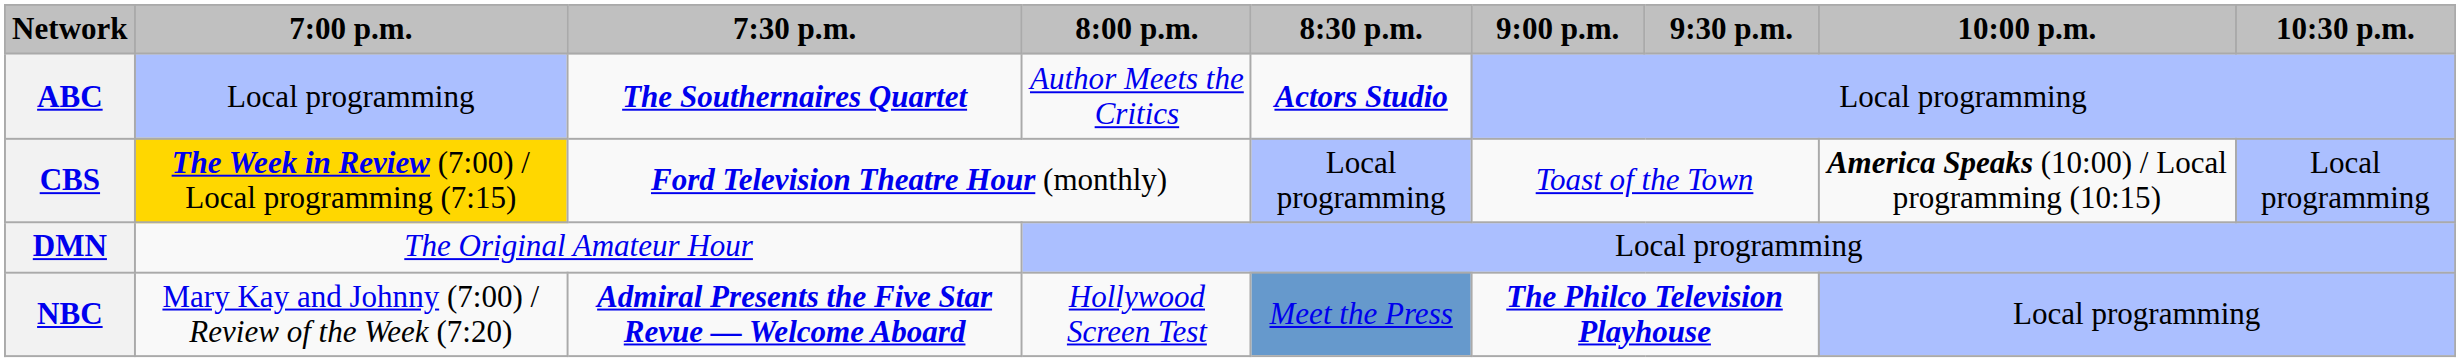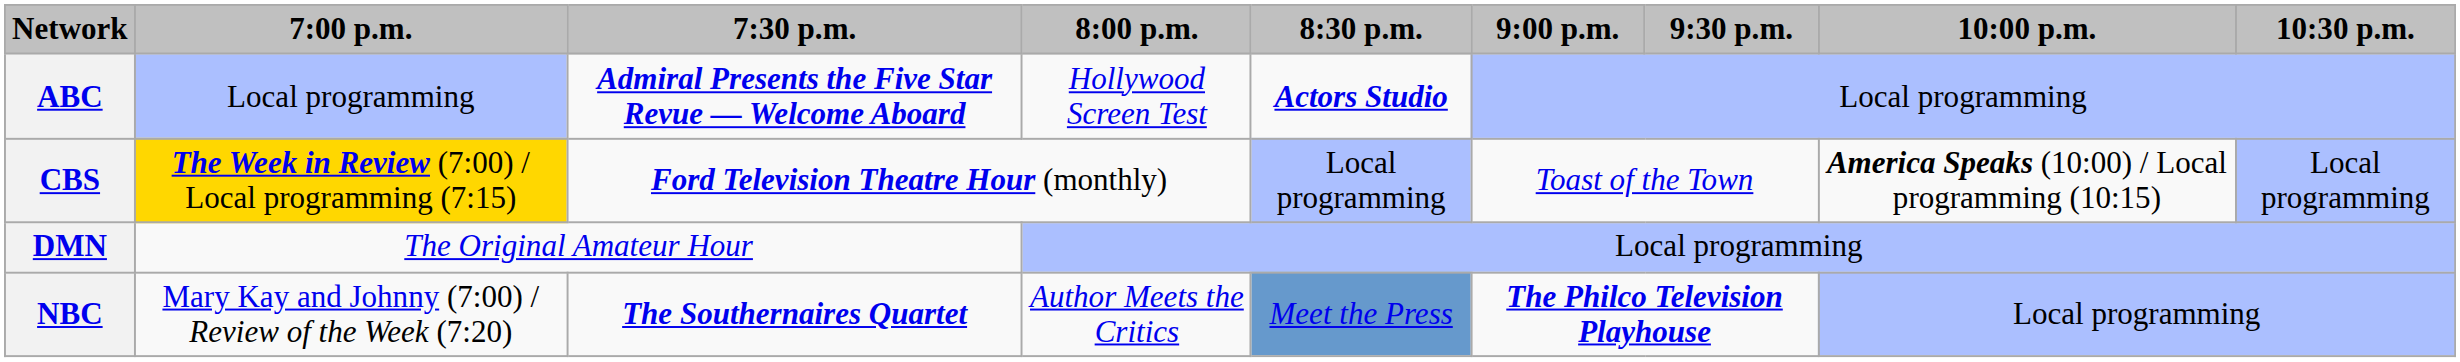(795, 95) The Southernaires Quartet -> (795, 95) Admiral Presents the Five Star Revue — Welcome Aboard
(1137, 95) Author Meets the Critics -> (1137, 95) Hollywood Screen Test
(795, 313) Admiral Presents the Five Star Revue — Welcome Aboard -> (795, 313) The Southernaires Quartet
(1137, 313) Hollywood Screen Test -> (1137, 313) Author Meets the Critics
